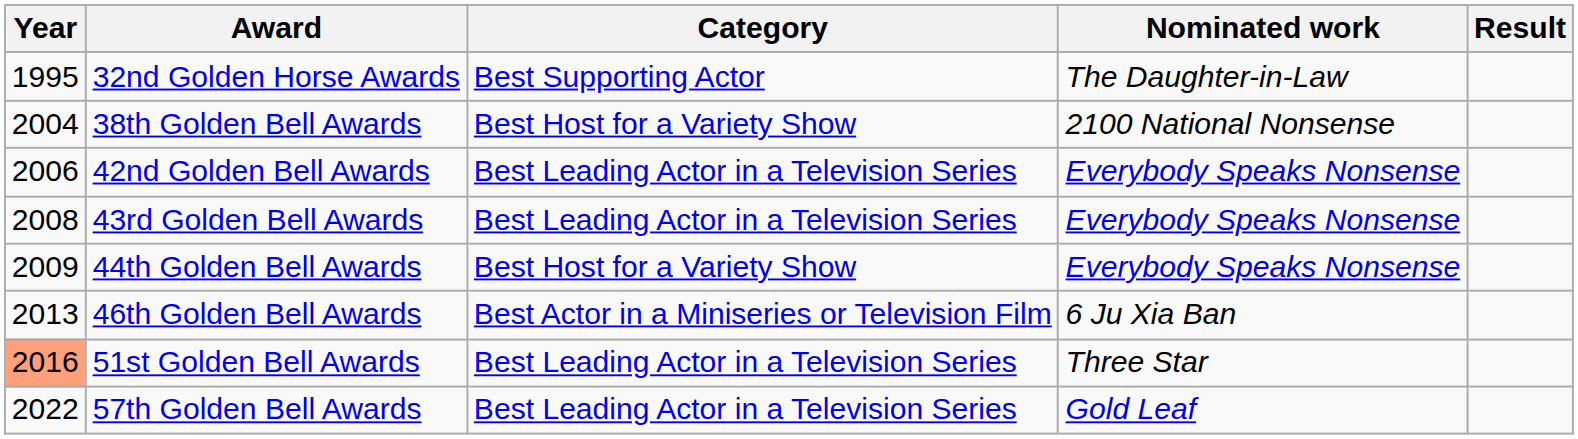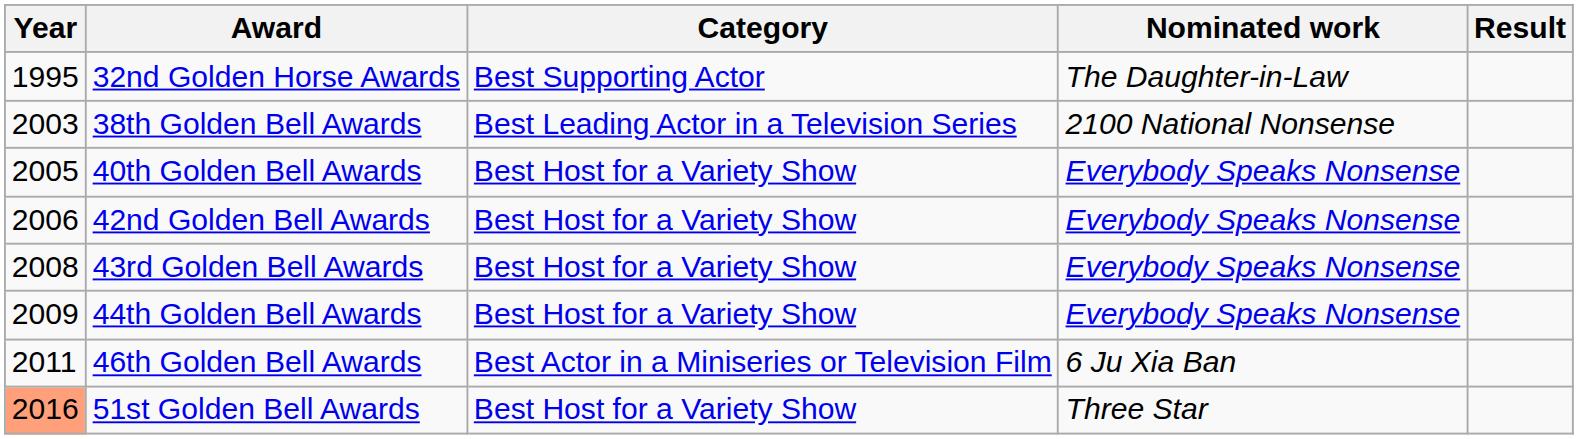(45, 123) 2004 -> (45, 123) 2003
(665, 123) Best Host for a Variety Show -> (745, 123) Best Leading Actor in a Television Series
+ row: (257, 171)
(745, 171) Best Leading Actor in a Television Series -> (665, 219) Best Host for a Variety Show
(745, 219) Best Leading Actor in a Television Series -> (665, 266) Best Host for a Variety Show
(45, 314) 2013 -> (44, 362) 2011
(745, 362) Best Leading Actor in a Television Series -> (665, 409) Best Host for a Variety Show
- row: (257, 409)
